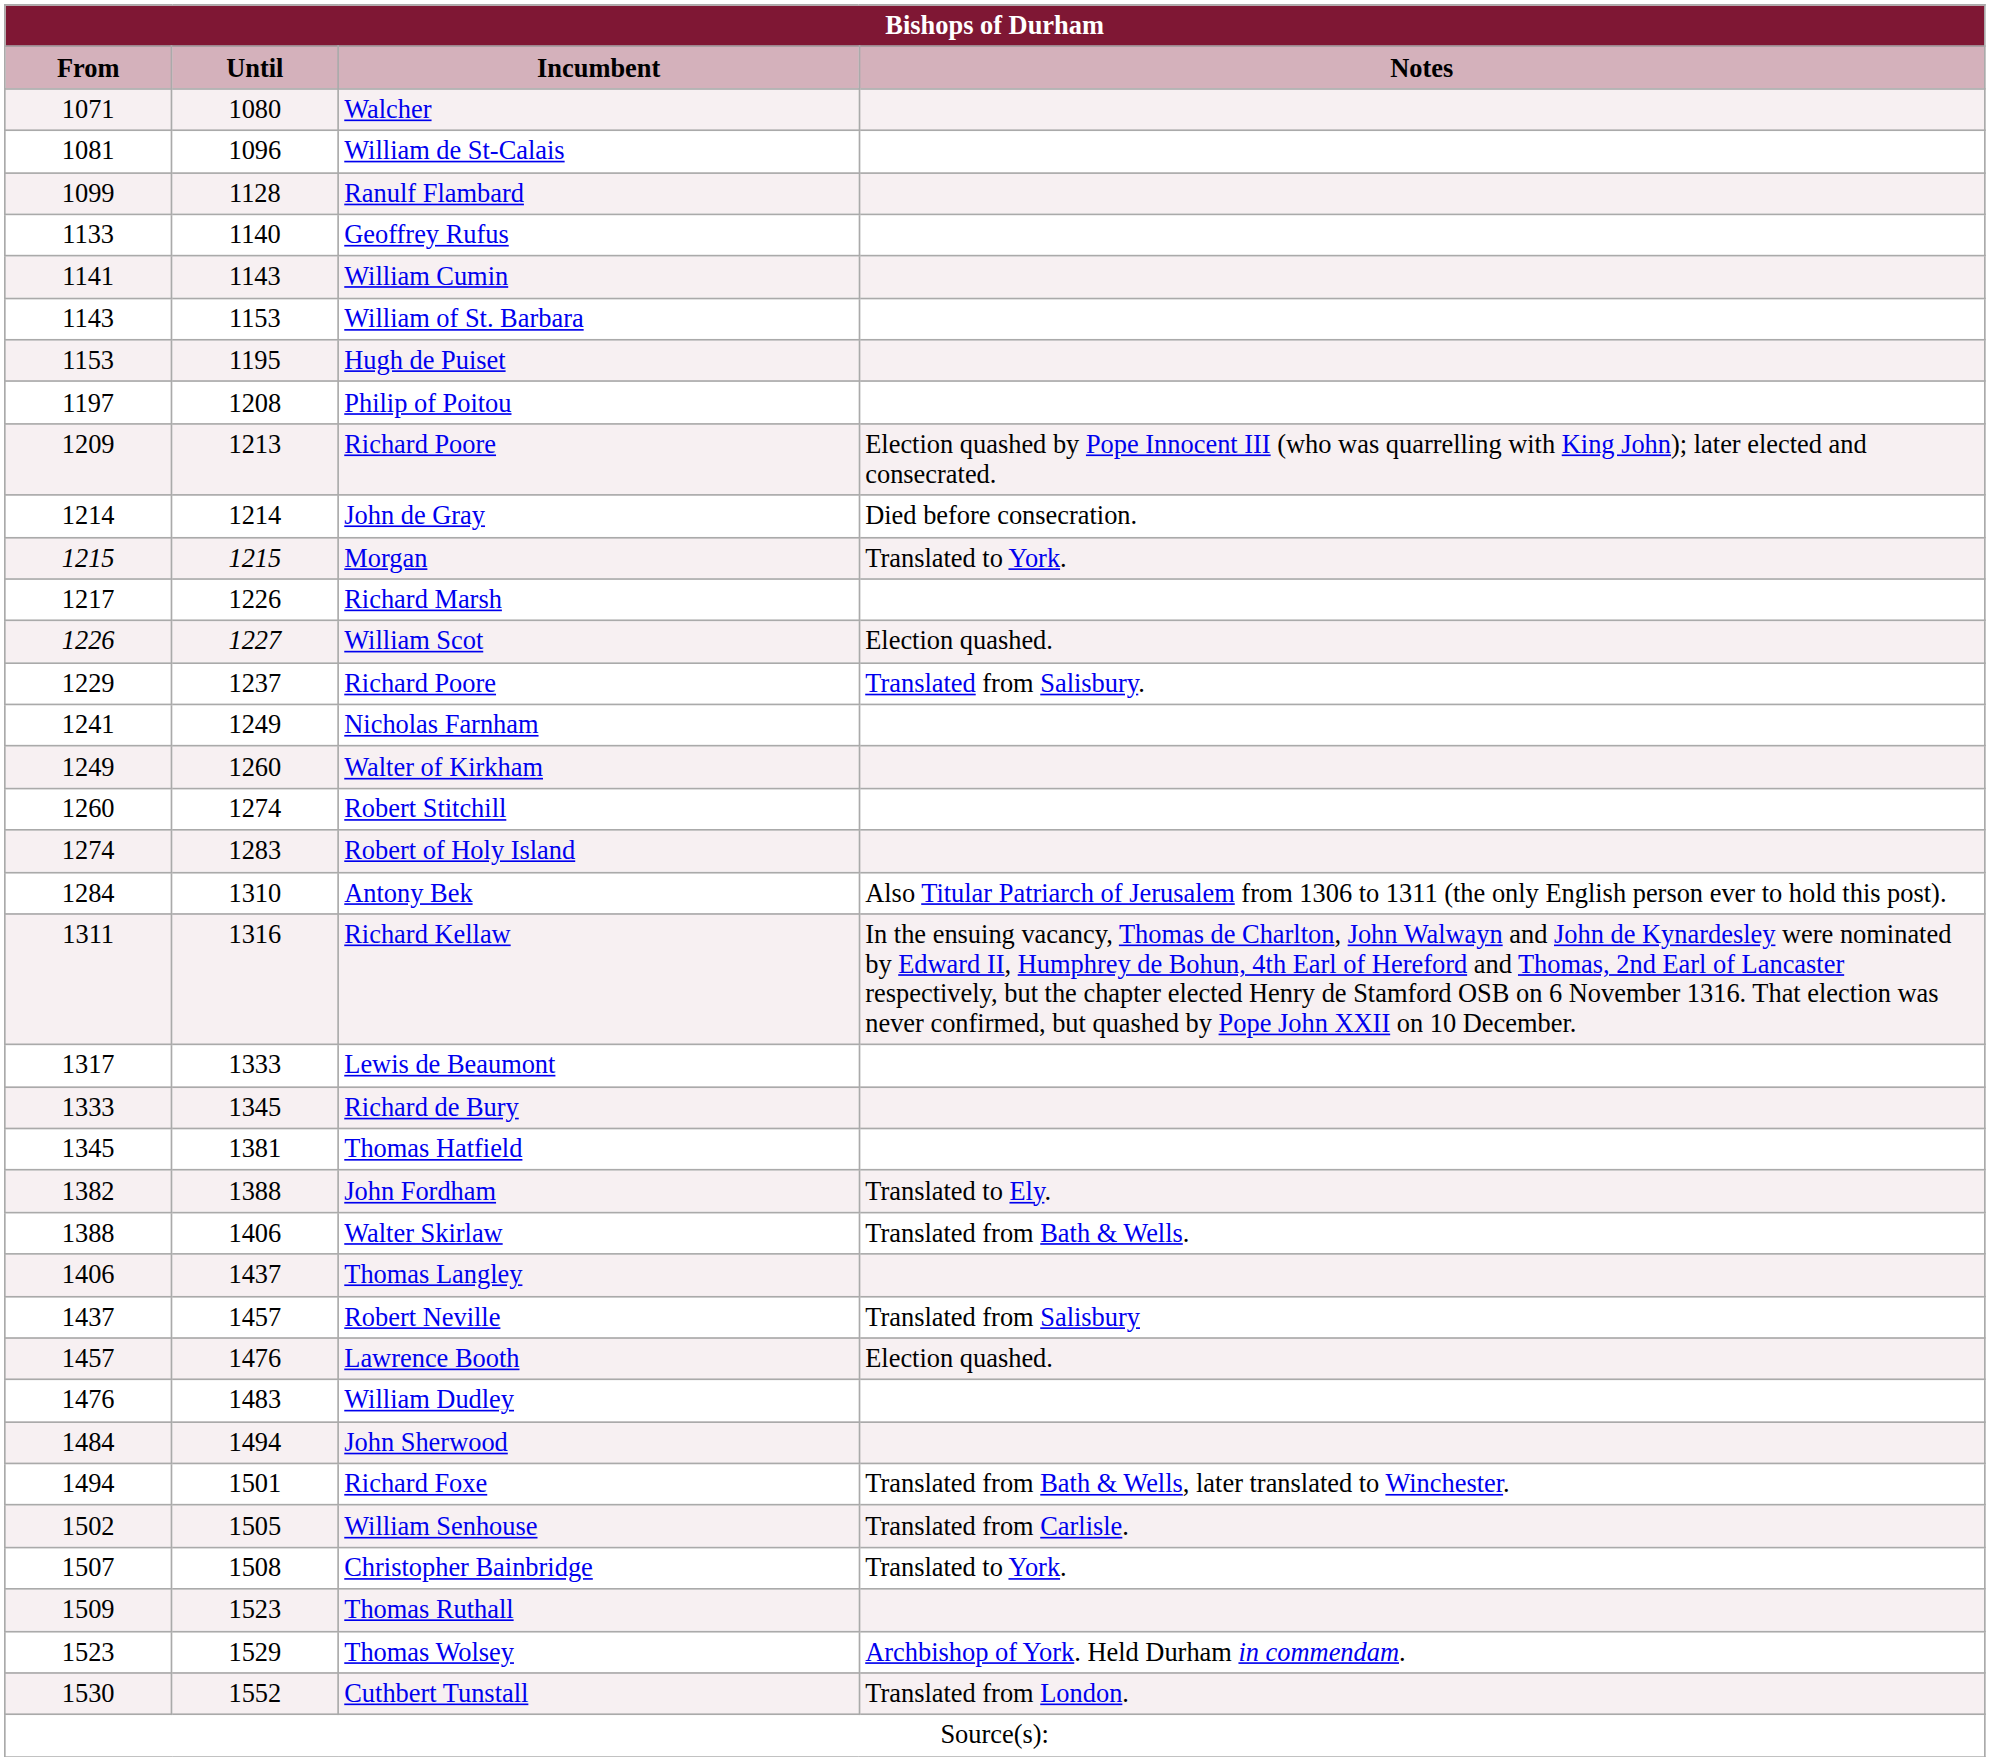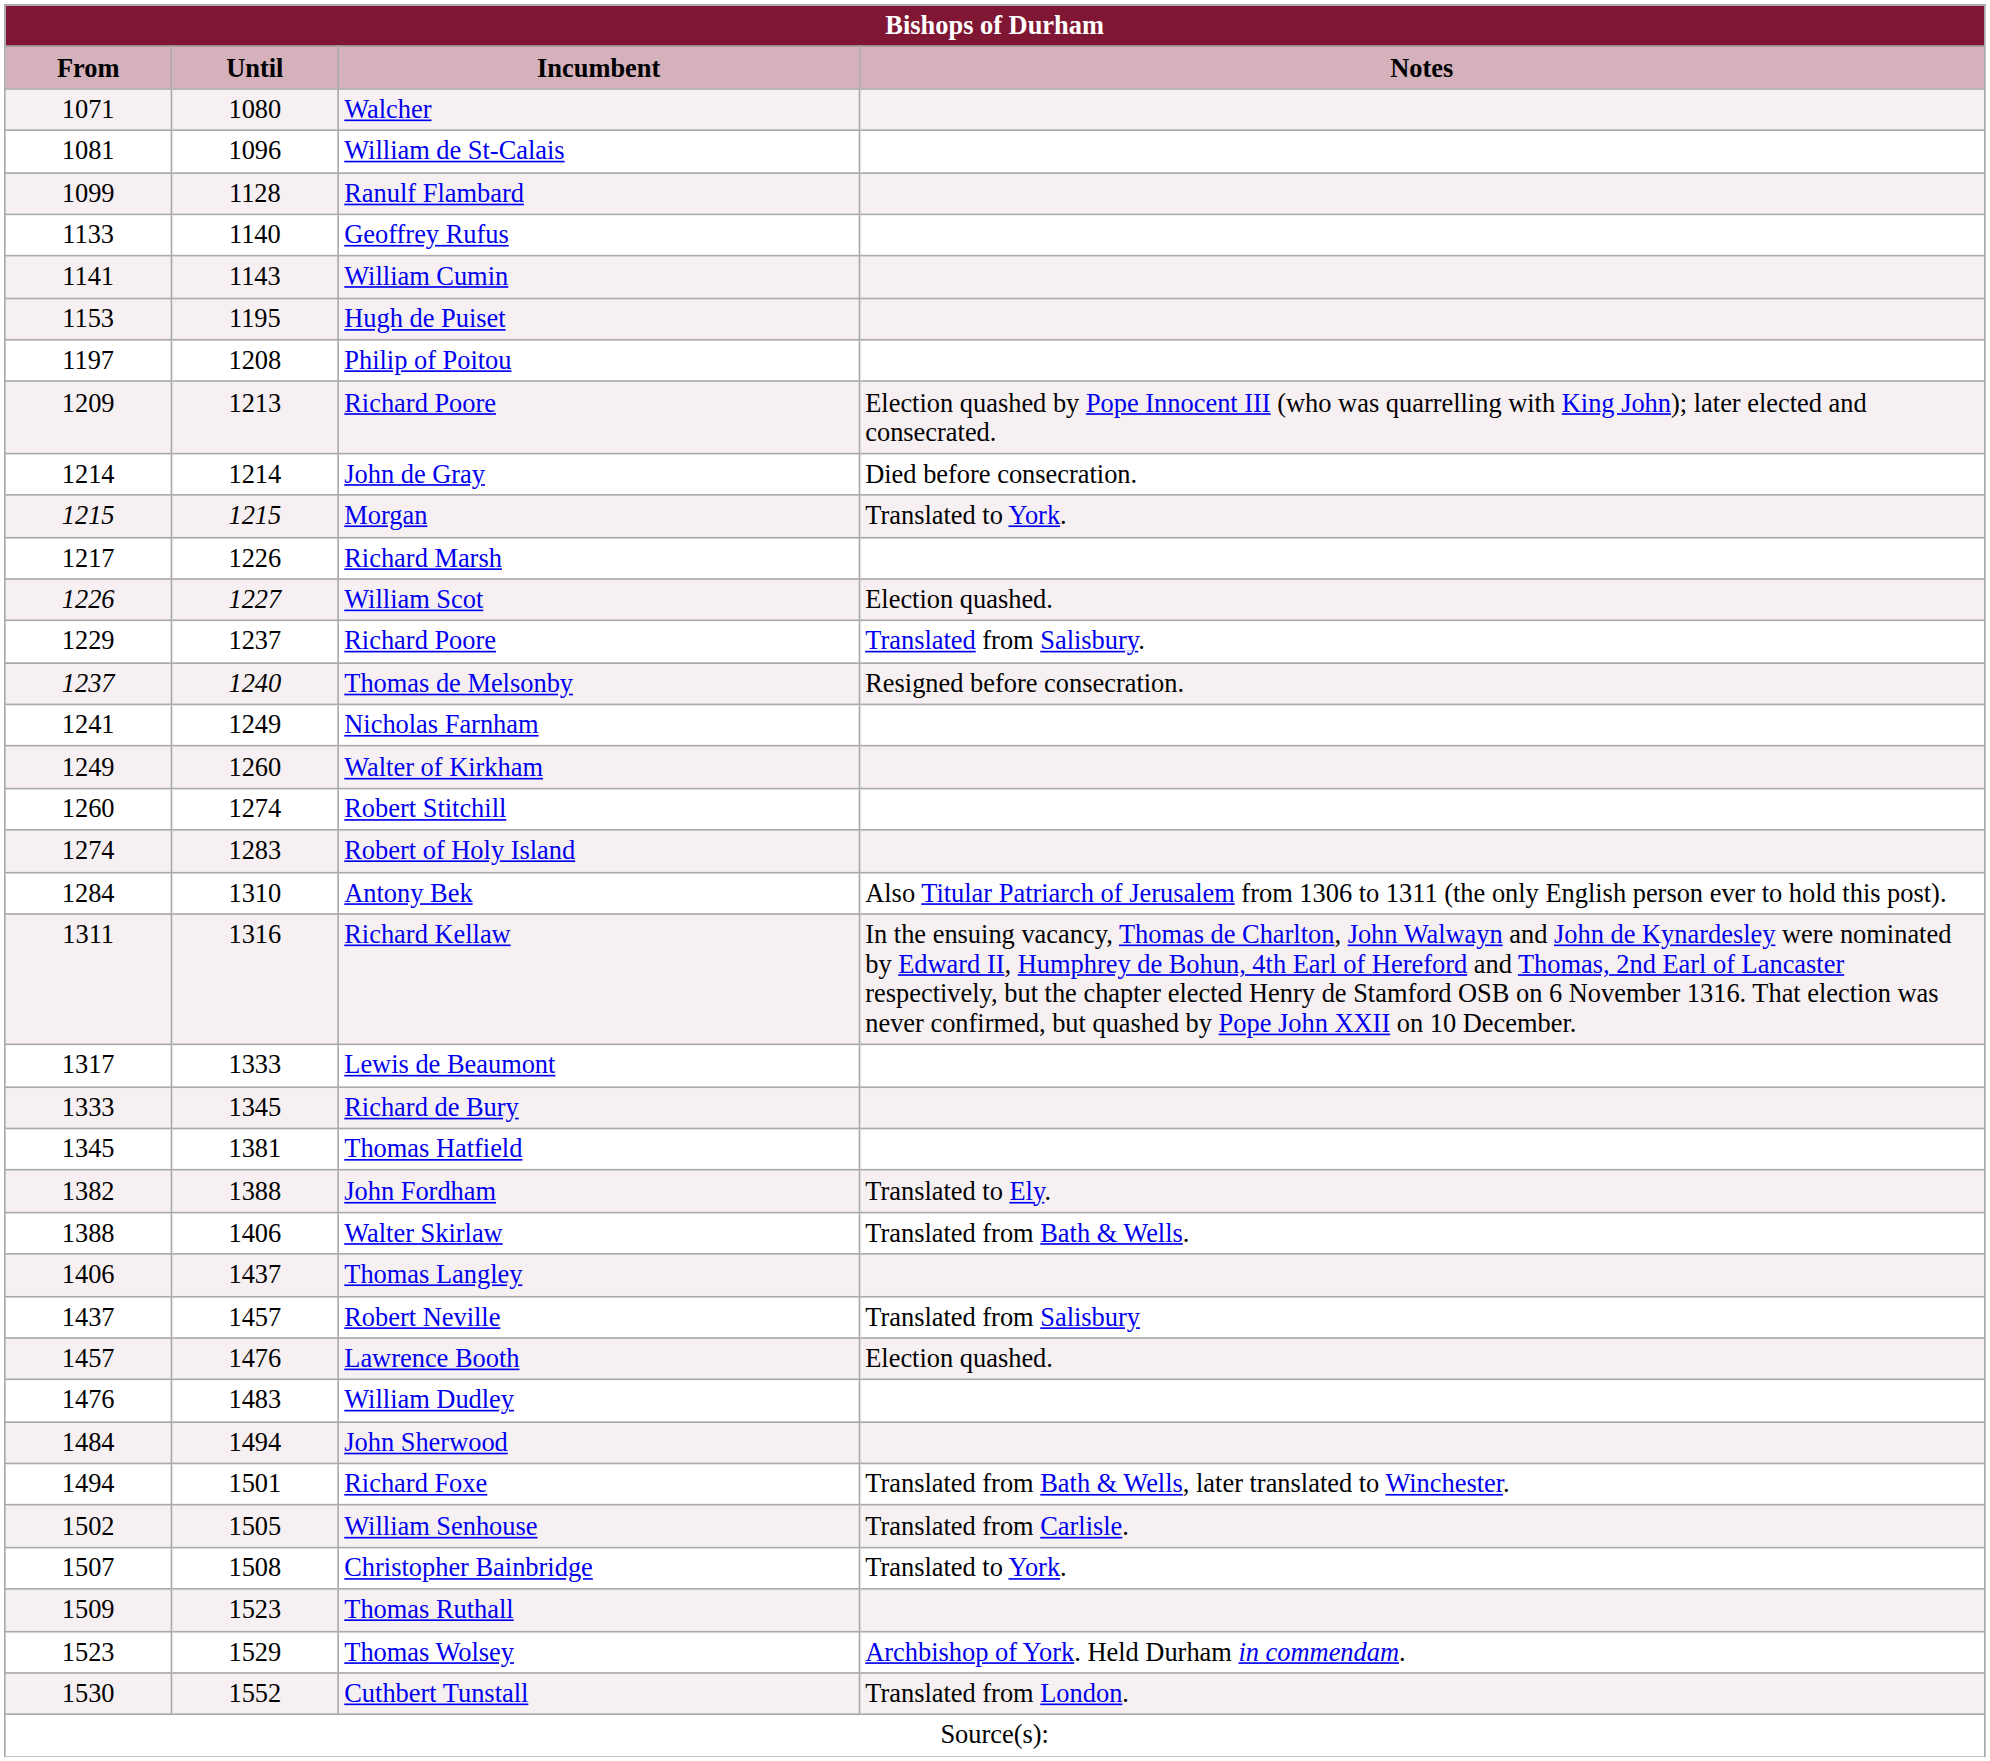- row: (88, 318)
+ row: (88, 683)
